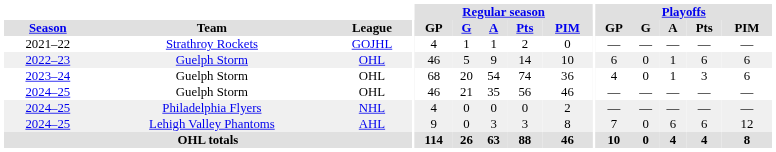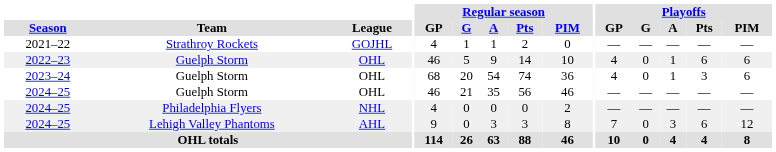(614, 60) 6 -> (614, 60) 4
(673, 124) 6 -> (673, 124) 3
